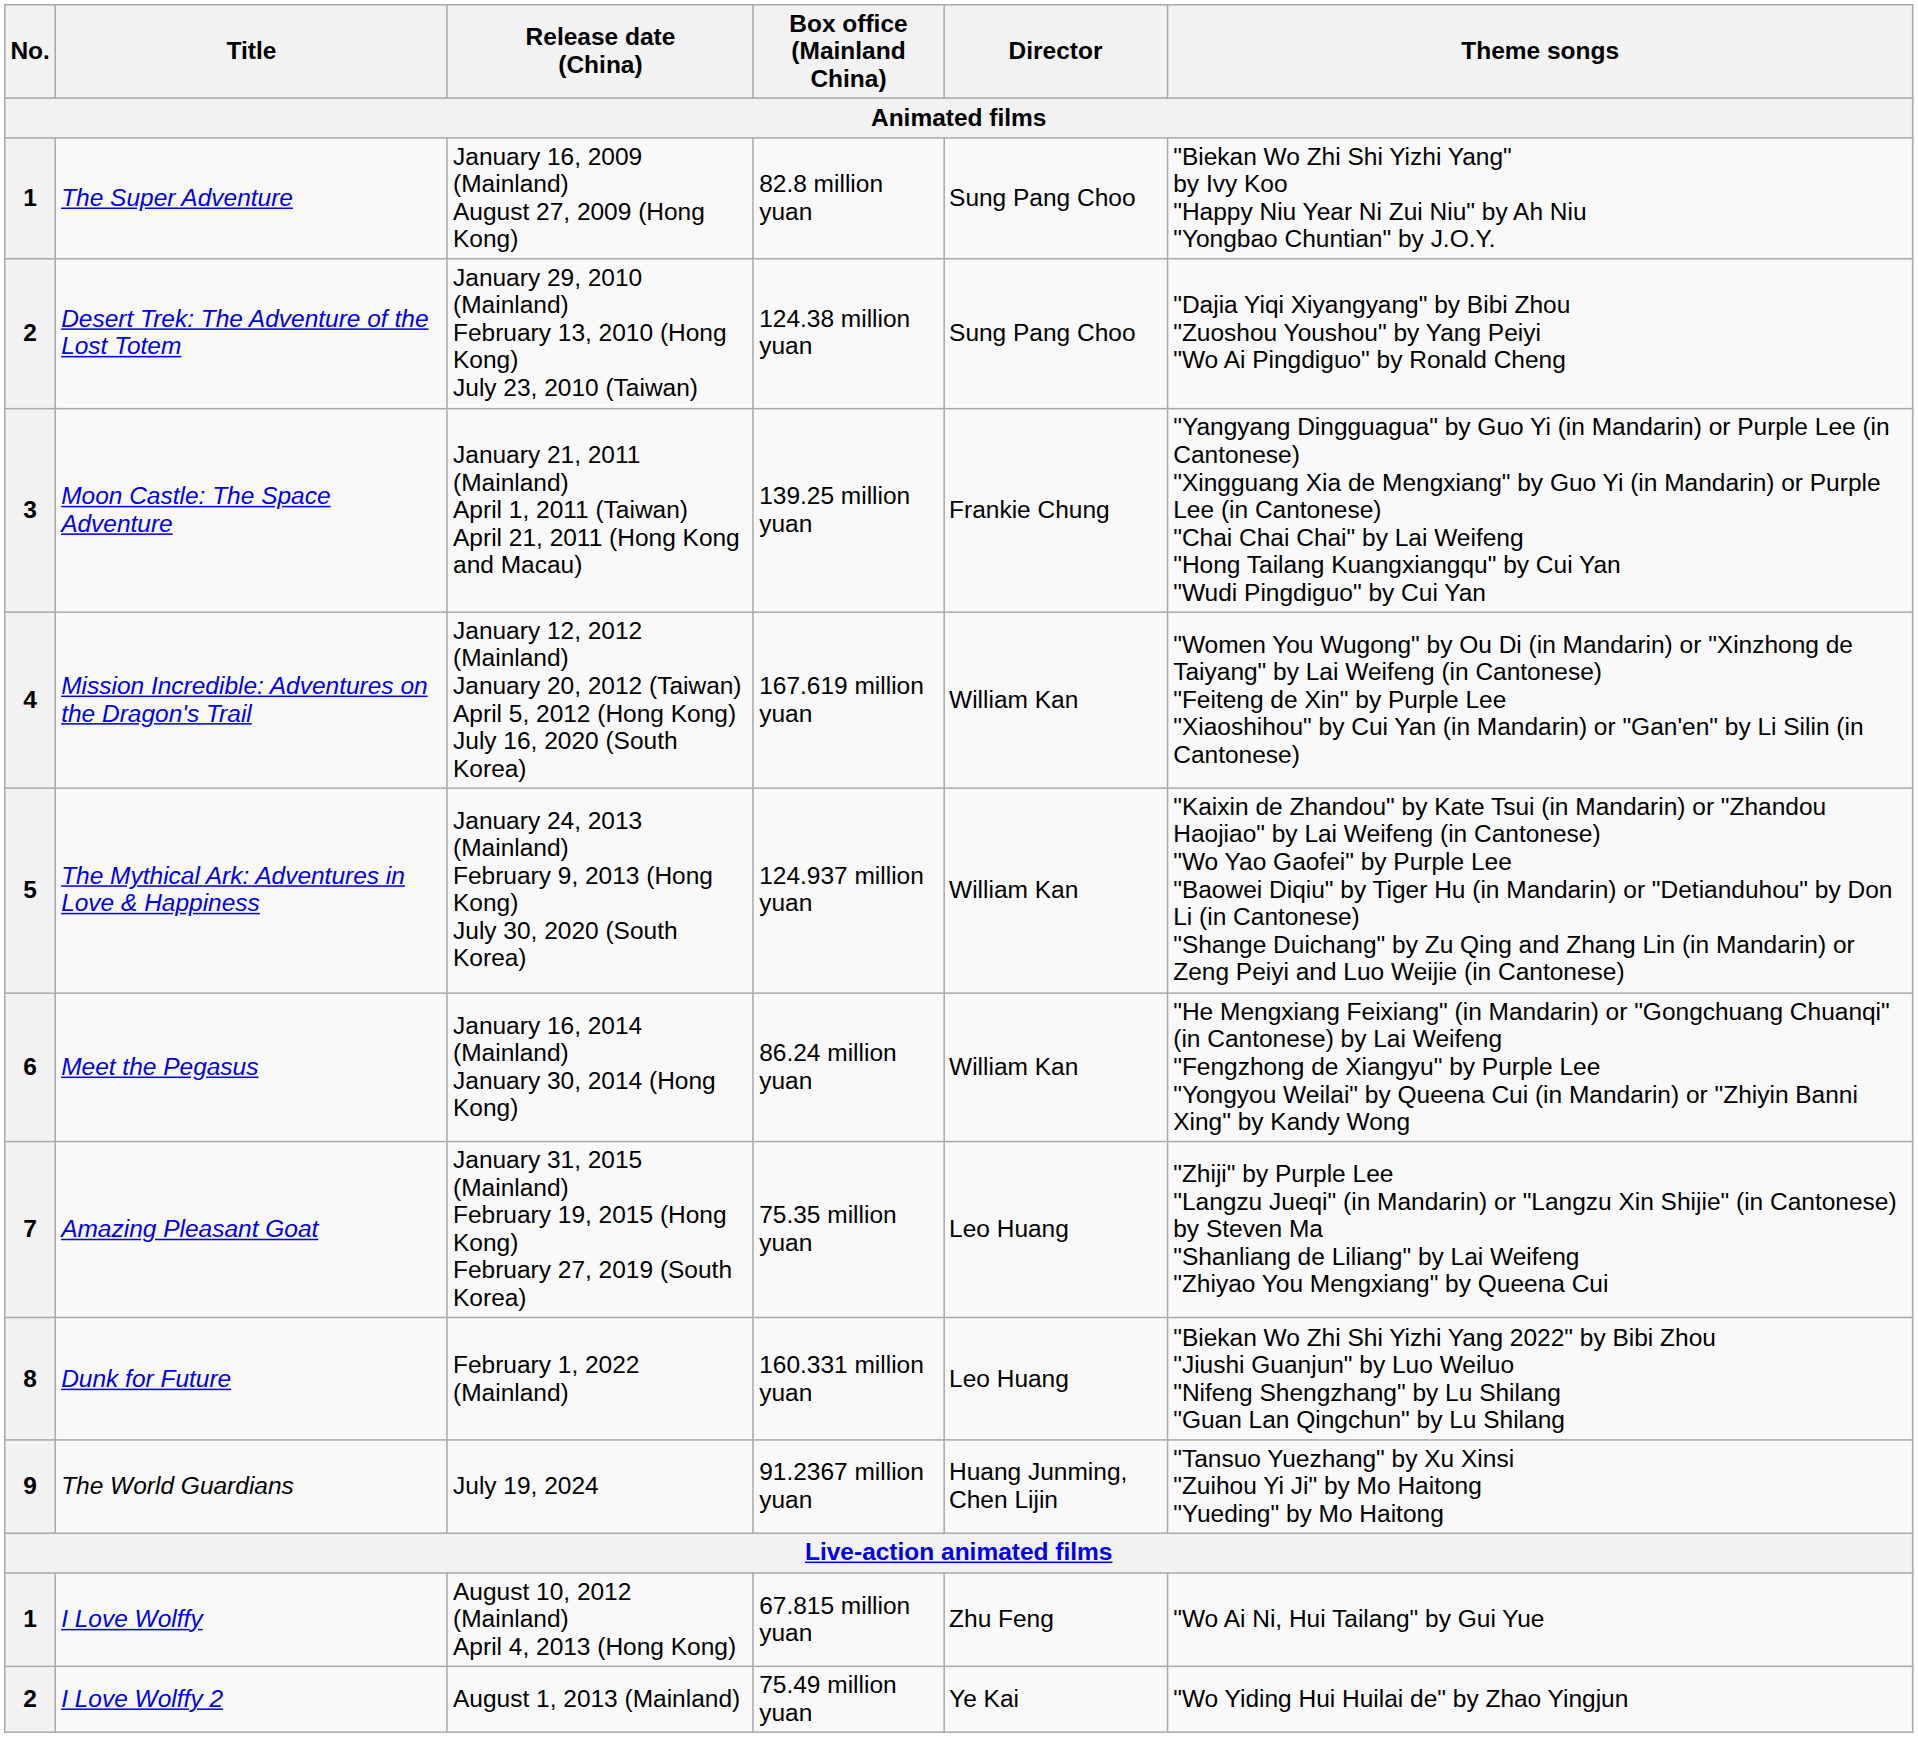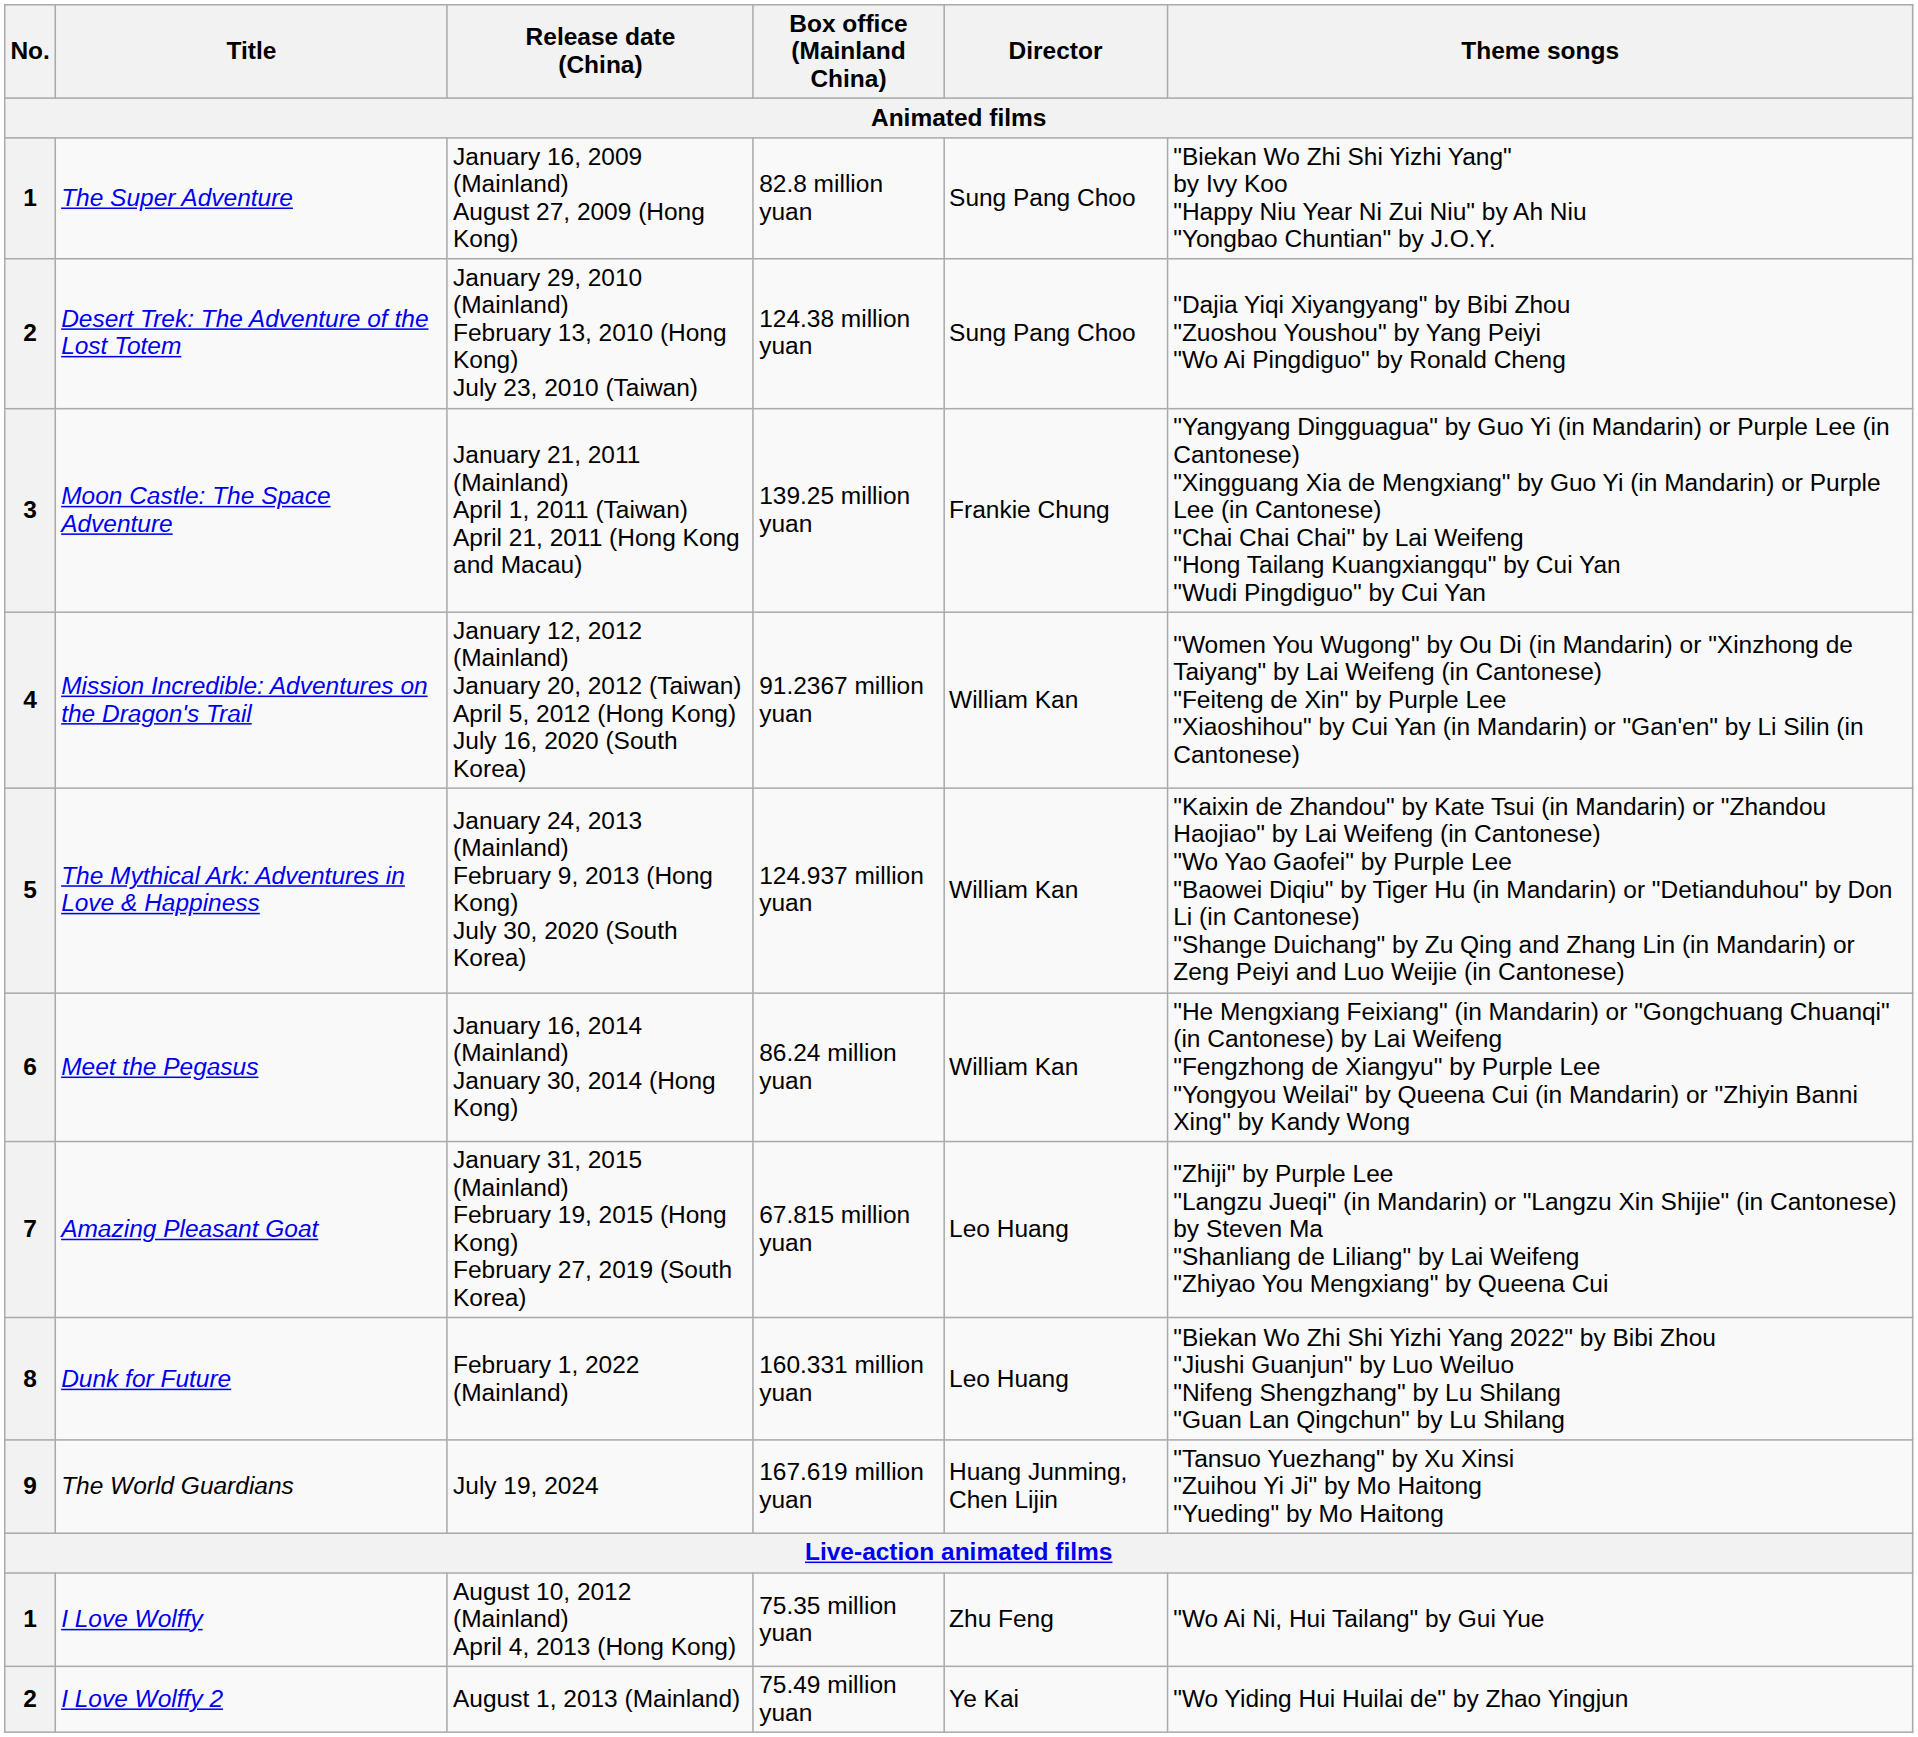(842, 699) 167.619 million yuan -> (842, 699) 91.2367 million yuan
(828, 1229) 75.35 million yuan -> (835, 1229) 67.815 million yuan
(842, 1486) 91.2367 million yuan -> (842, 1486) 167.619 million yuan
(835, 1618) 67.815 million yuan -> (828, 1618) 75.35 million yuan
